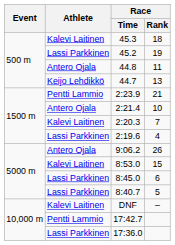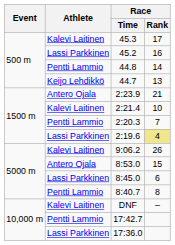(157, 39) 18 -> (157, 39) 17
(157, 53) 19 -> (157, 53) 16
(71, 67) Antero Ojala -> (75, 67) Pentti Lammio
(157, 67) 11 -> (157, 67) 14
(75, 95) Pentti Lammio -> (71, 95) Antero Ojala
(71, 109) Antero Ojala -> (76, 109) Kalevi Laitinen
(76, 123) Kalevi Laitinen -> (75, 123) Pentti Lammio
(157, 137) no background -> (157, 137) khaki background
(71, 150) Antero Ojala -> (76, 150) Kalevi Laitinen
(76, 164) Kalevi Laitinen -> (71, 164) Antero Ojala
(78, 192) Lassi Parkkinen -> (75, 192) Pentti Lammio
(157, 192) 5 -> (157, 192) 8
